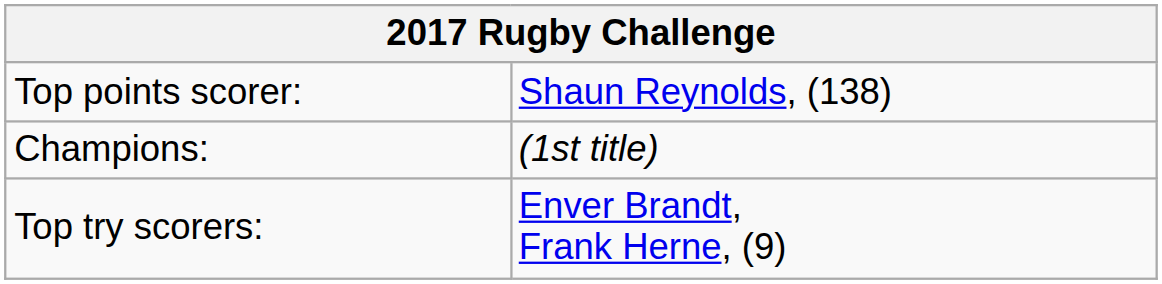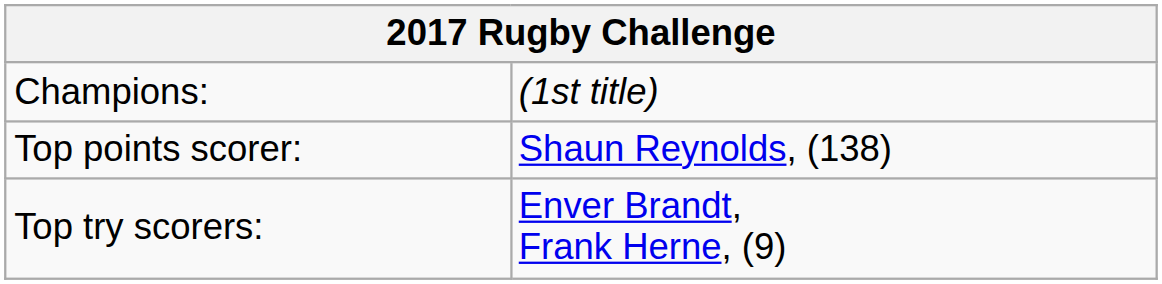rows swapped: (111, 149) <-> (158, 91)
